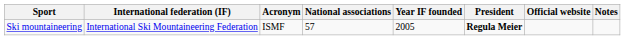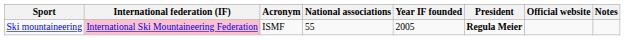(172, 27) no background -> (172, 27) pink background
(310, 27) 57 -> (310, 27) 55
